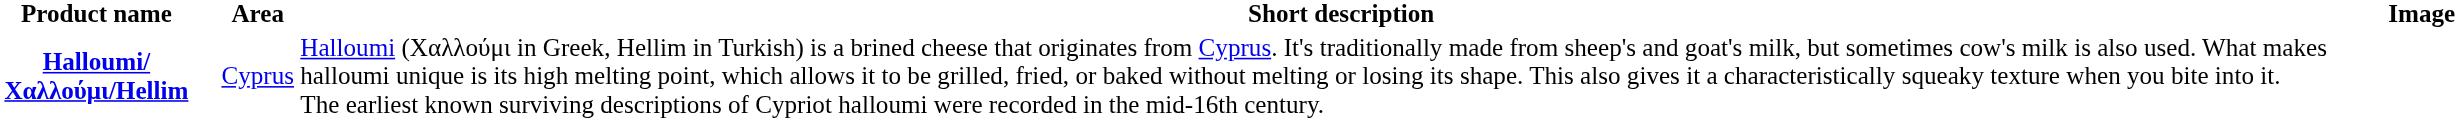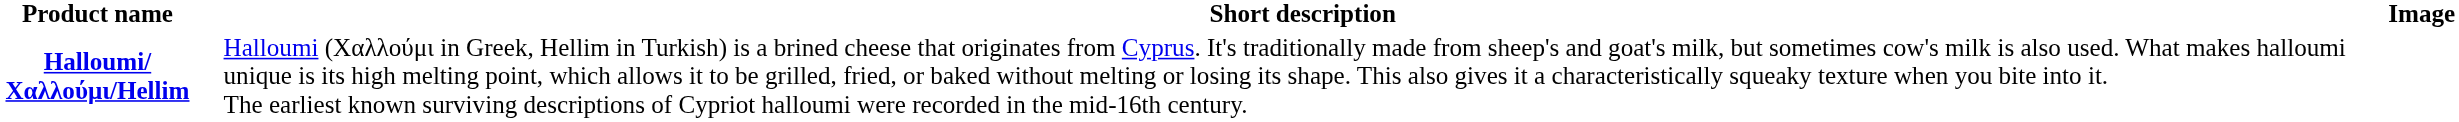- column: (258, 13)
